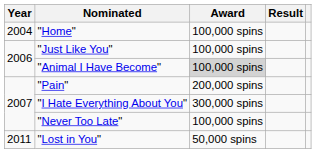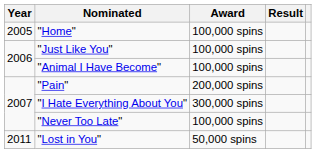(20, 31) 2004 -> (20, 31) 2005
(228, 67) lightgrey background -> (228, 67) no background
